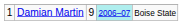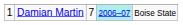(91, 12) 9 -> (91, 12) 7
